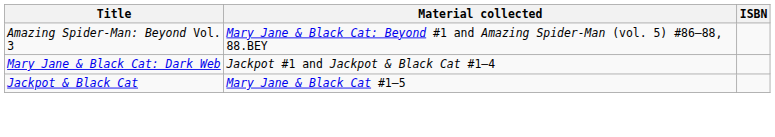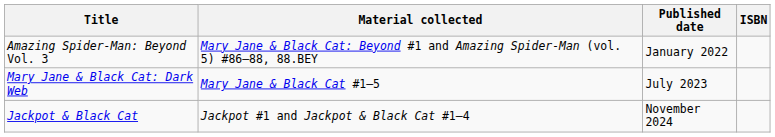+ column: (690, 20)
(361, 64) Jackpot #1 and Jackpot & Black Cat #1–4 -> (290, 84) Mary Jane & Black Cat #1–5
(316, 83) Mary Jane & Black Cat #1–5 -> (335, 116) Jackpot #1 and Jackpot & Black Cat #1–4
